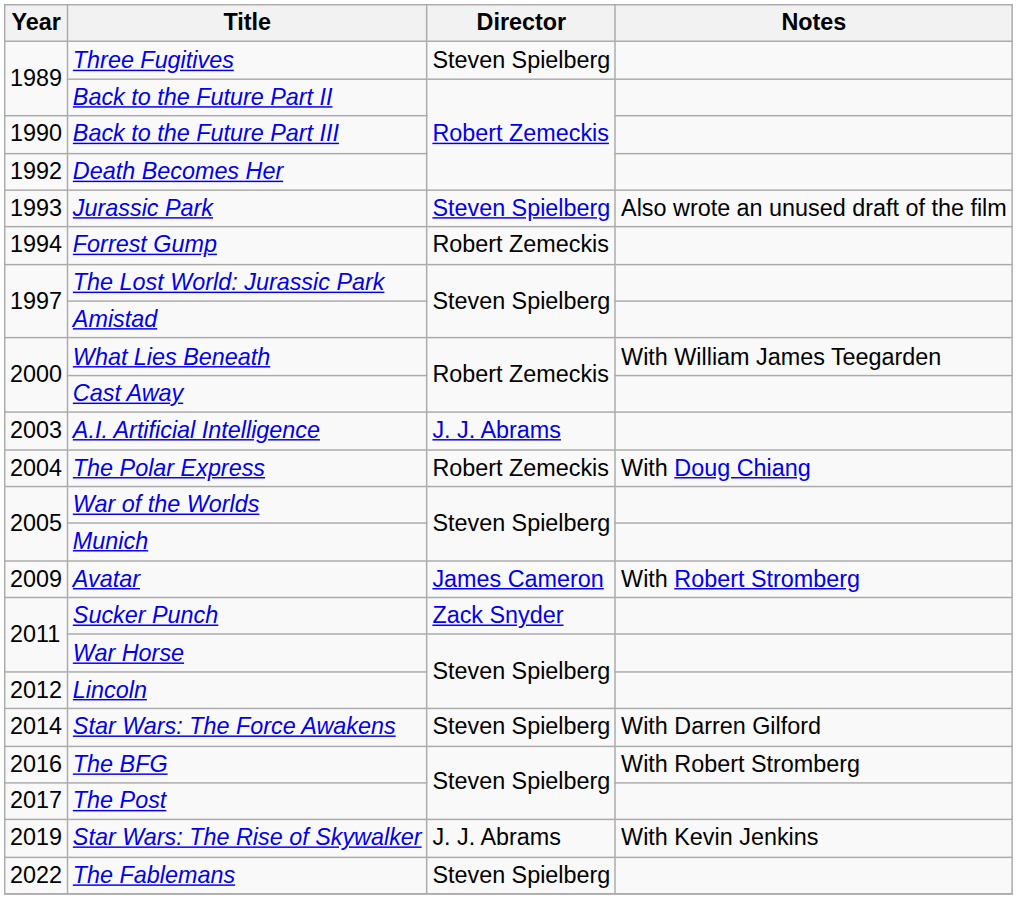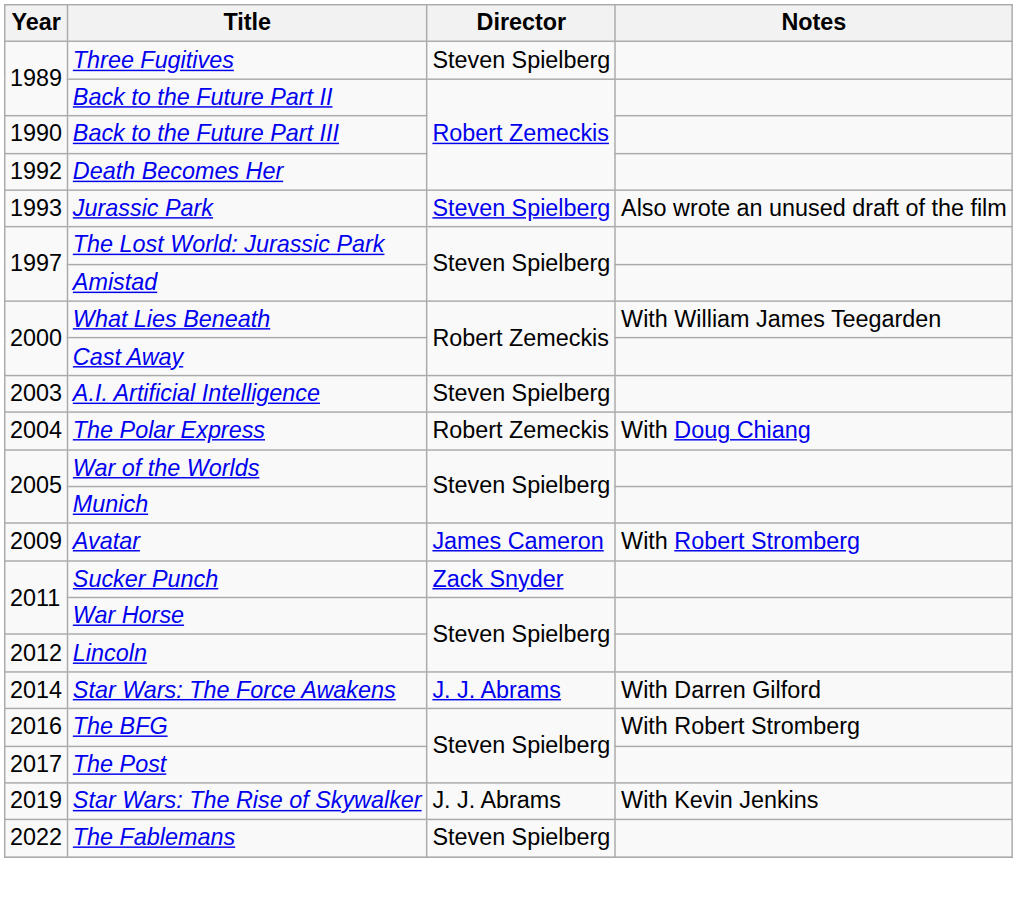- row: (145, 245)
(497, 430) J. J. Abrams -> (521, 393) Steven Spielberg
(521, 726) Steven Spielberg -> (497, 689) J. J. Abrams
